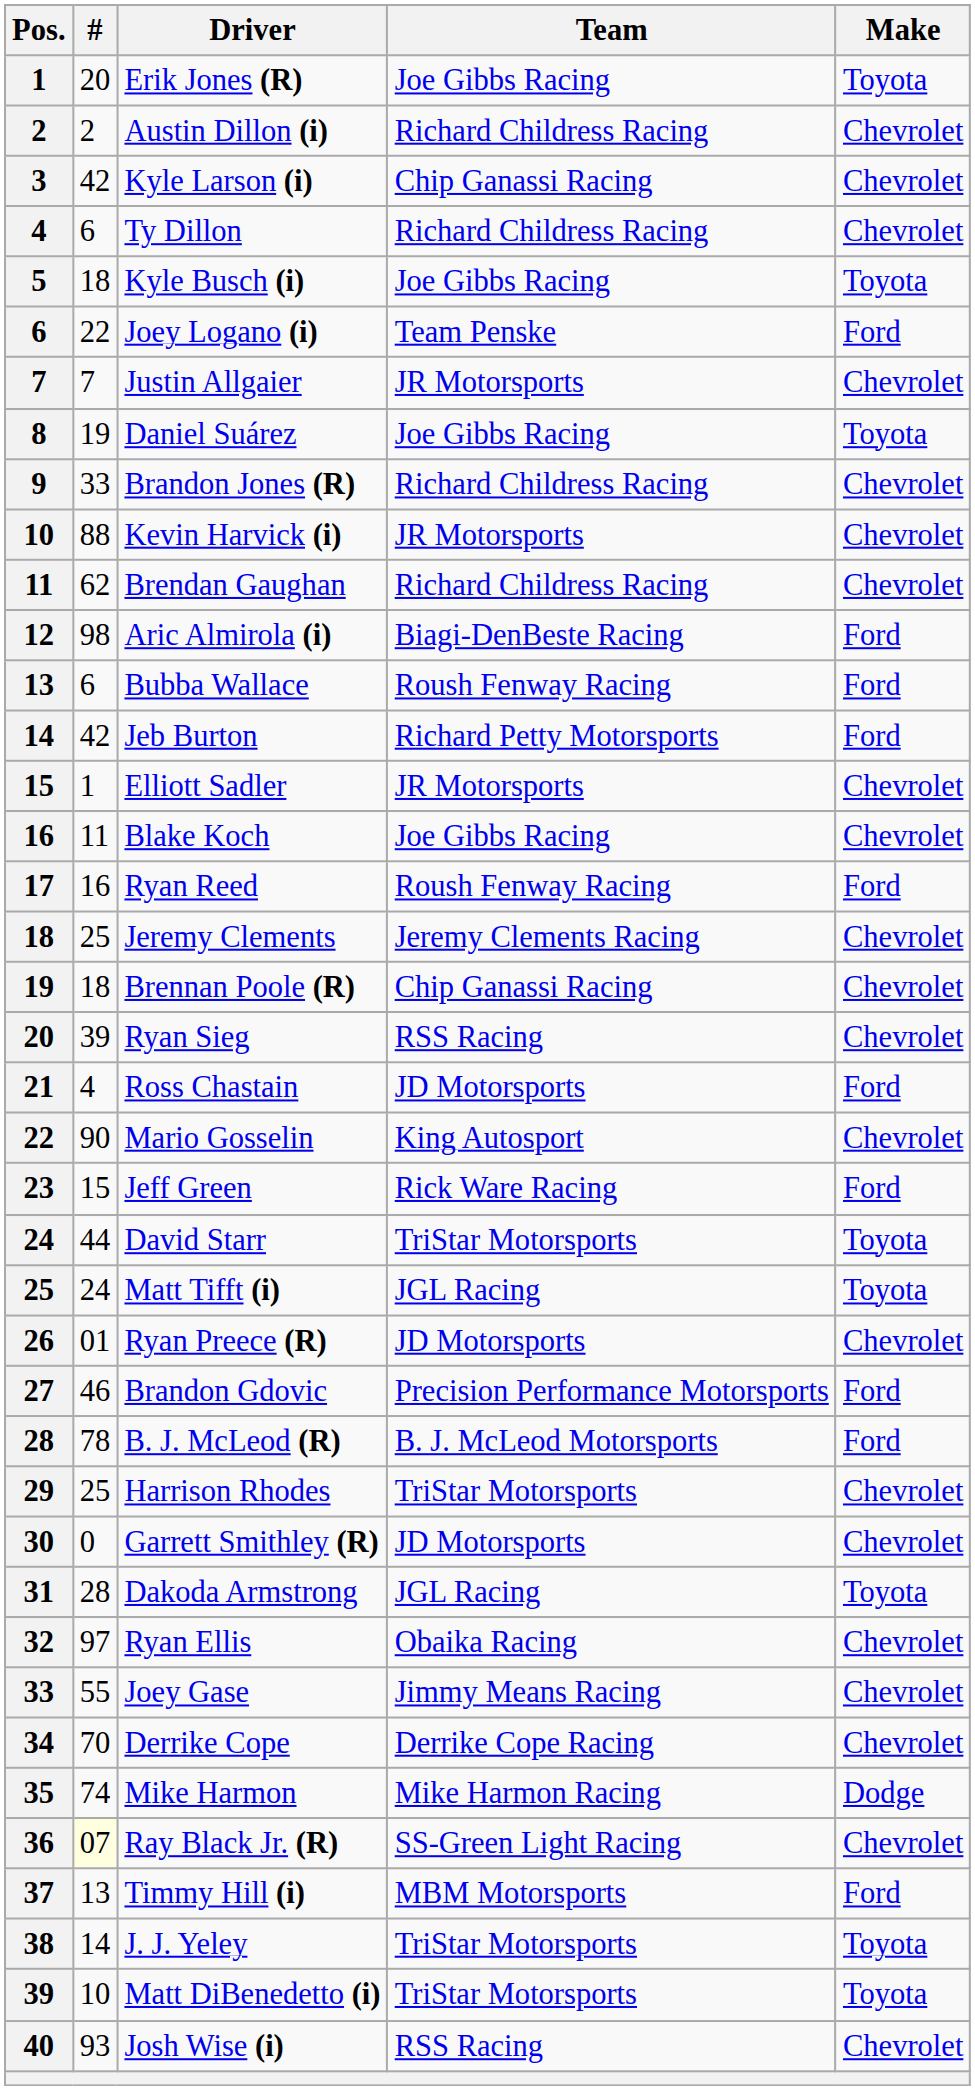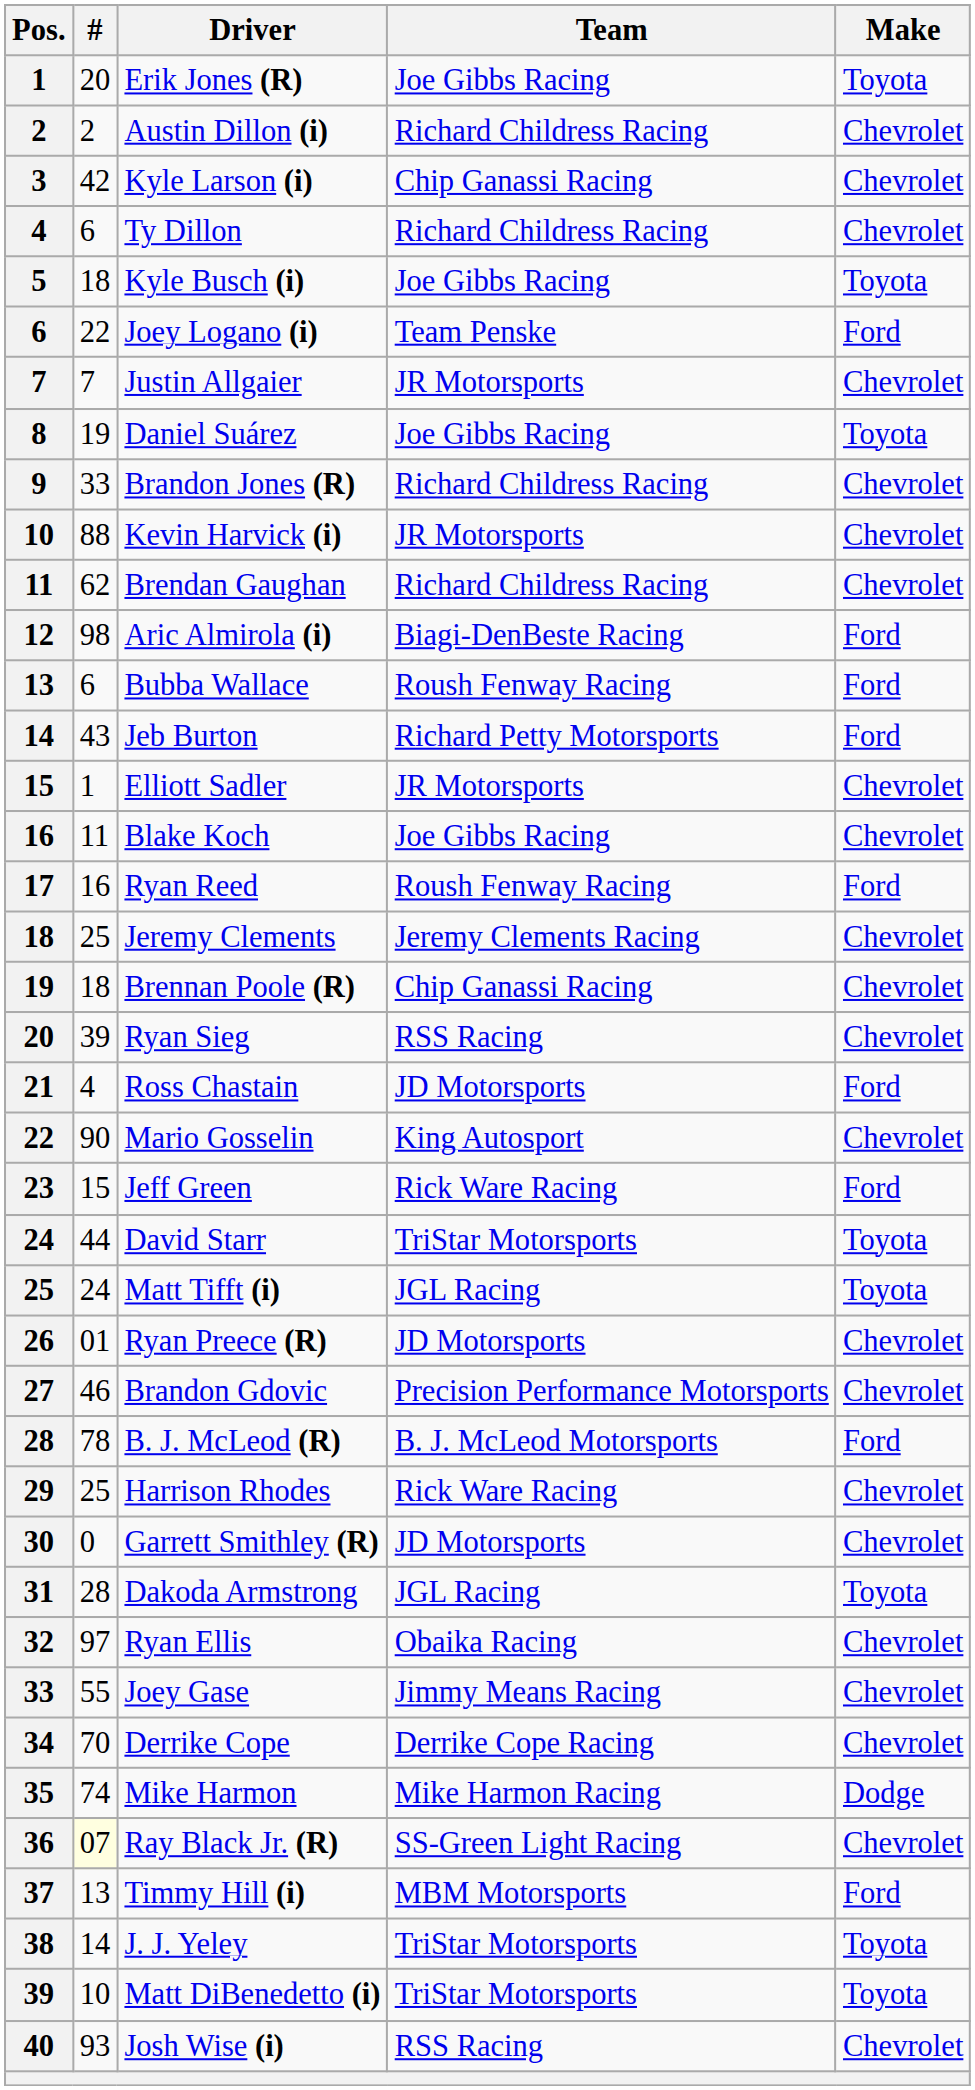(95, 735) 42 -> (95, 735) 43
(872, 1390) Ford -> (903, 1390) Chevrolet
(516, 1490) TriStar Motorsports -> (506, 1490) Rick Ware Racing
